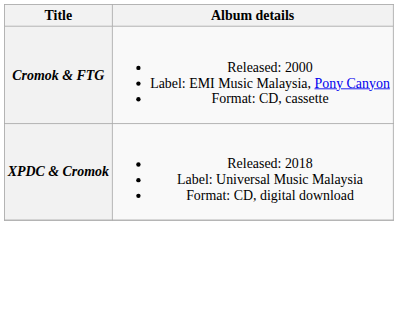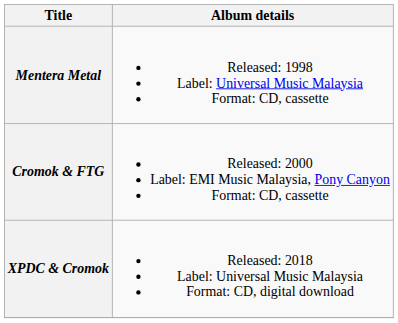+ row: (58, 75)
